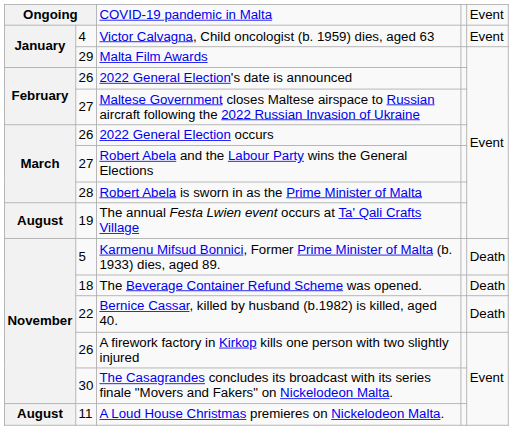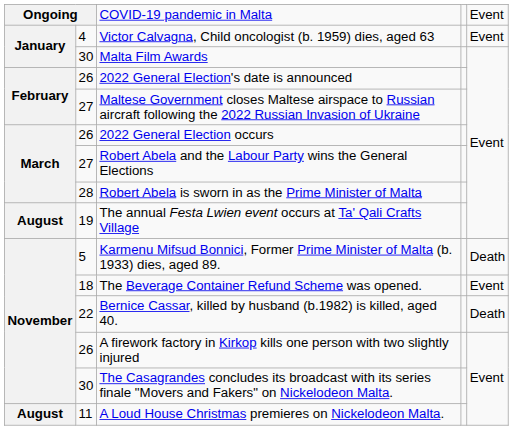(86, 57) 29 -> (86, 57) 30
(487, 285) Death -> (487, 285) Event
